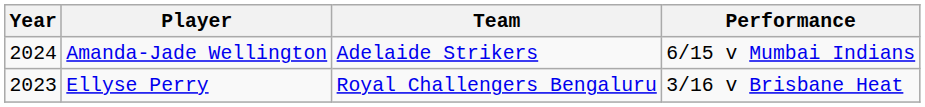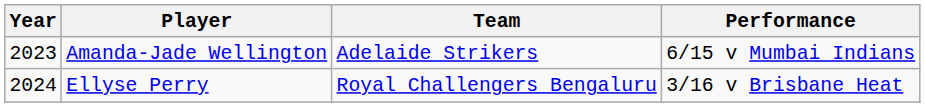(33, 53) 2024 -> (33, 53) 2023
(33, 85) 2023 -> (33, 85) 2024
